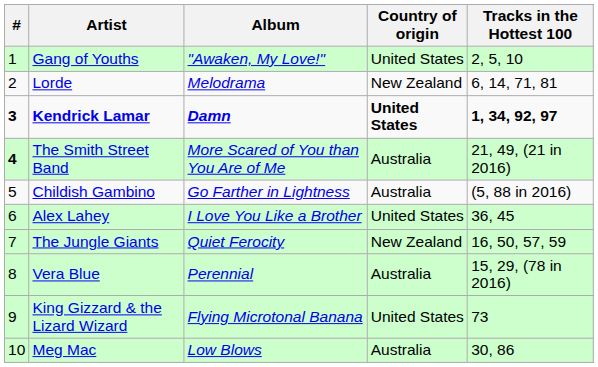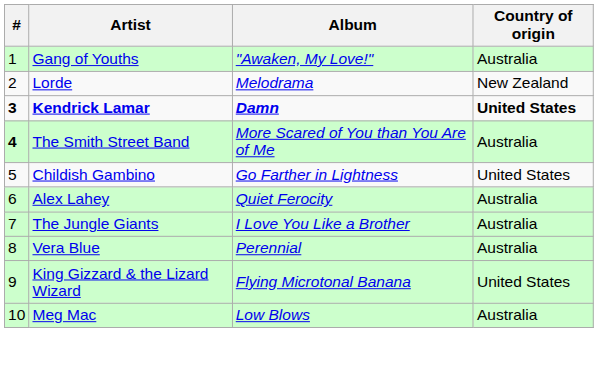- column: (530, 25)
(417, 58) United States -> (507, 58) Australia
(401, 192) Australia -> (524, 174) United States
(275, 216) I Love You Like a Brother -> (284, 199) Quiet Ferocity
(417, 216) United States -> (507, 199) Australia
(236, 241) Quiet Ferocity -> (323, 224) I Love You Like a Brother
(416, 241) New Zealand -> (507, 224) Australia
